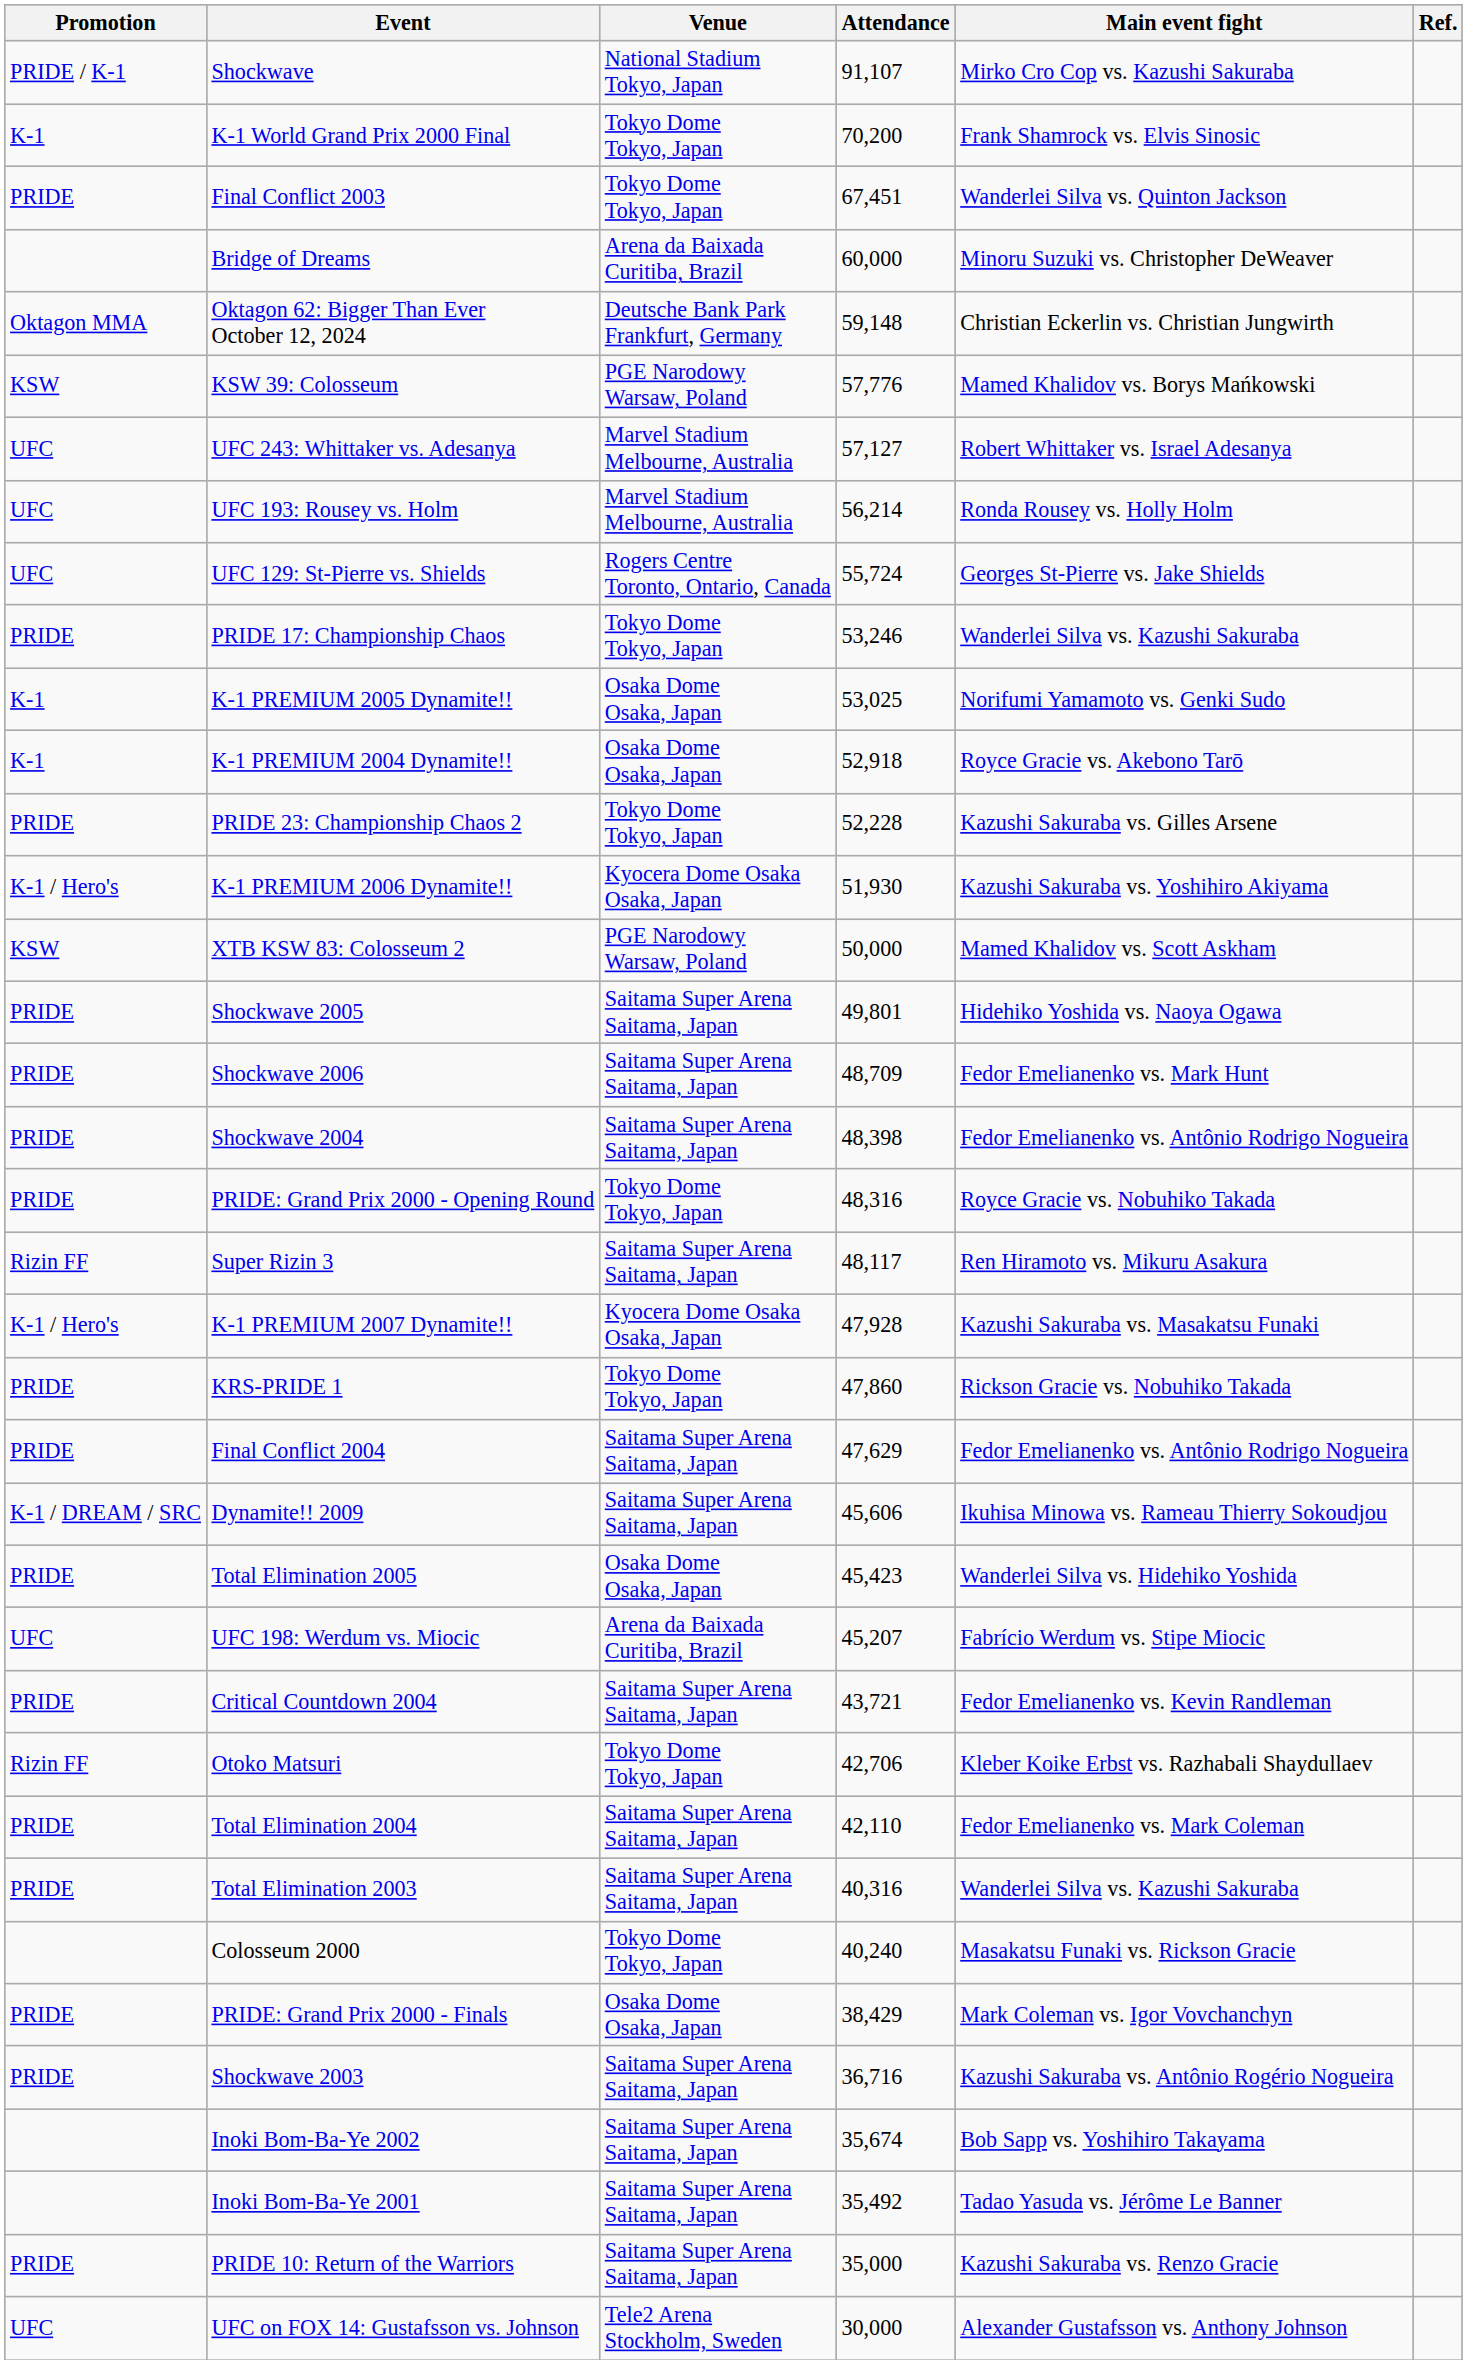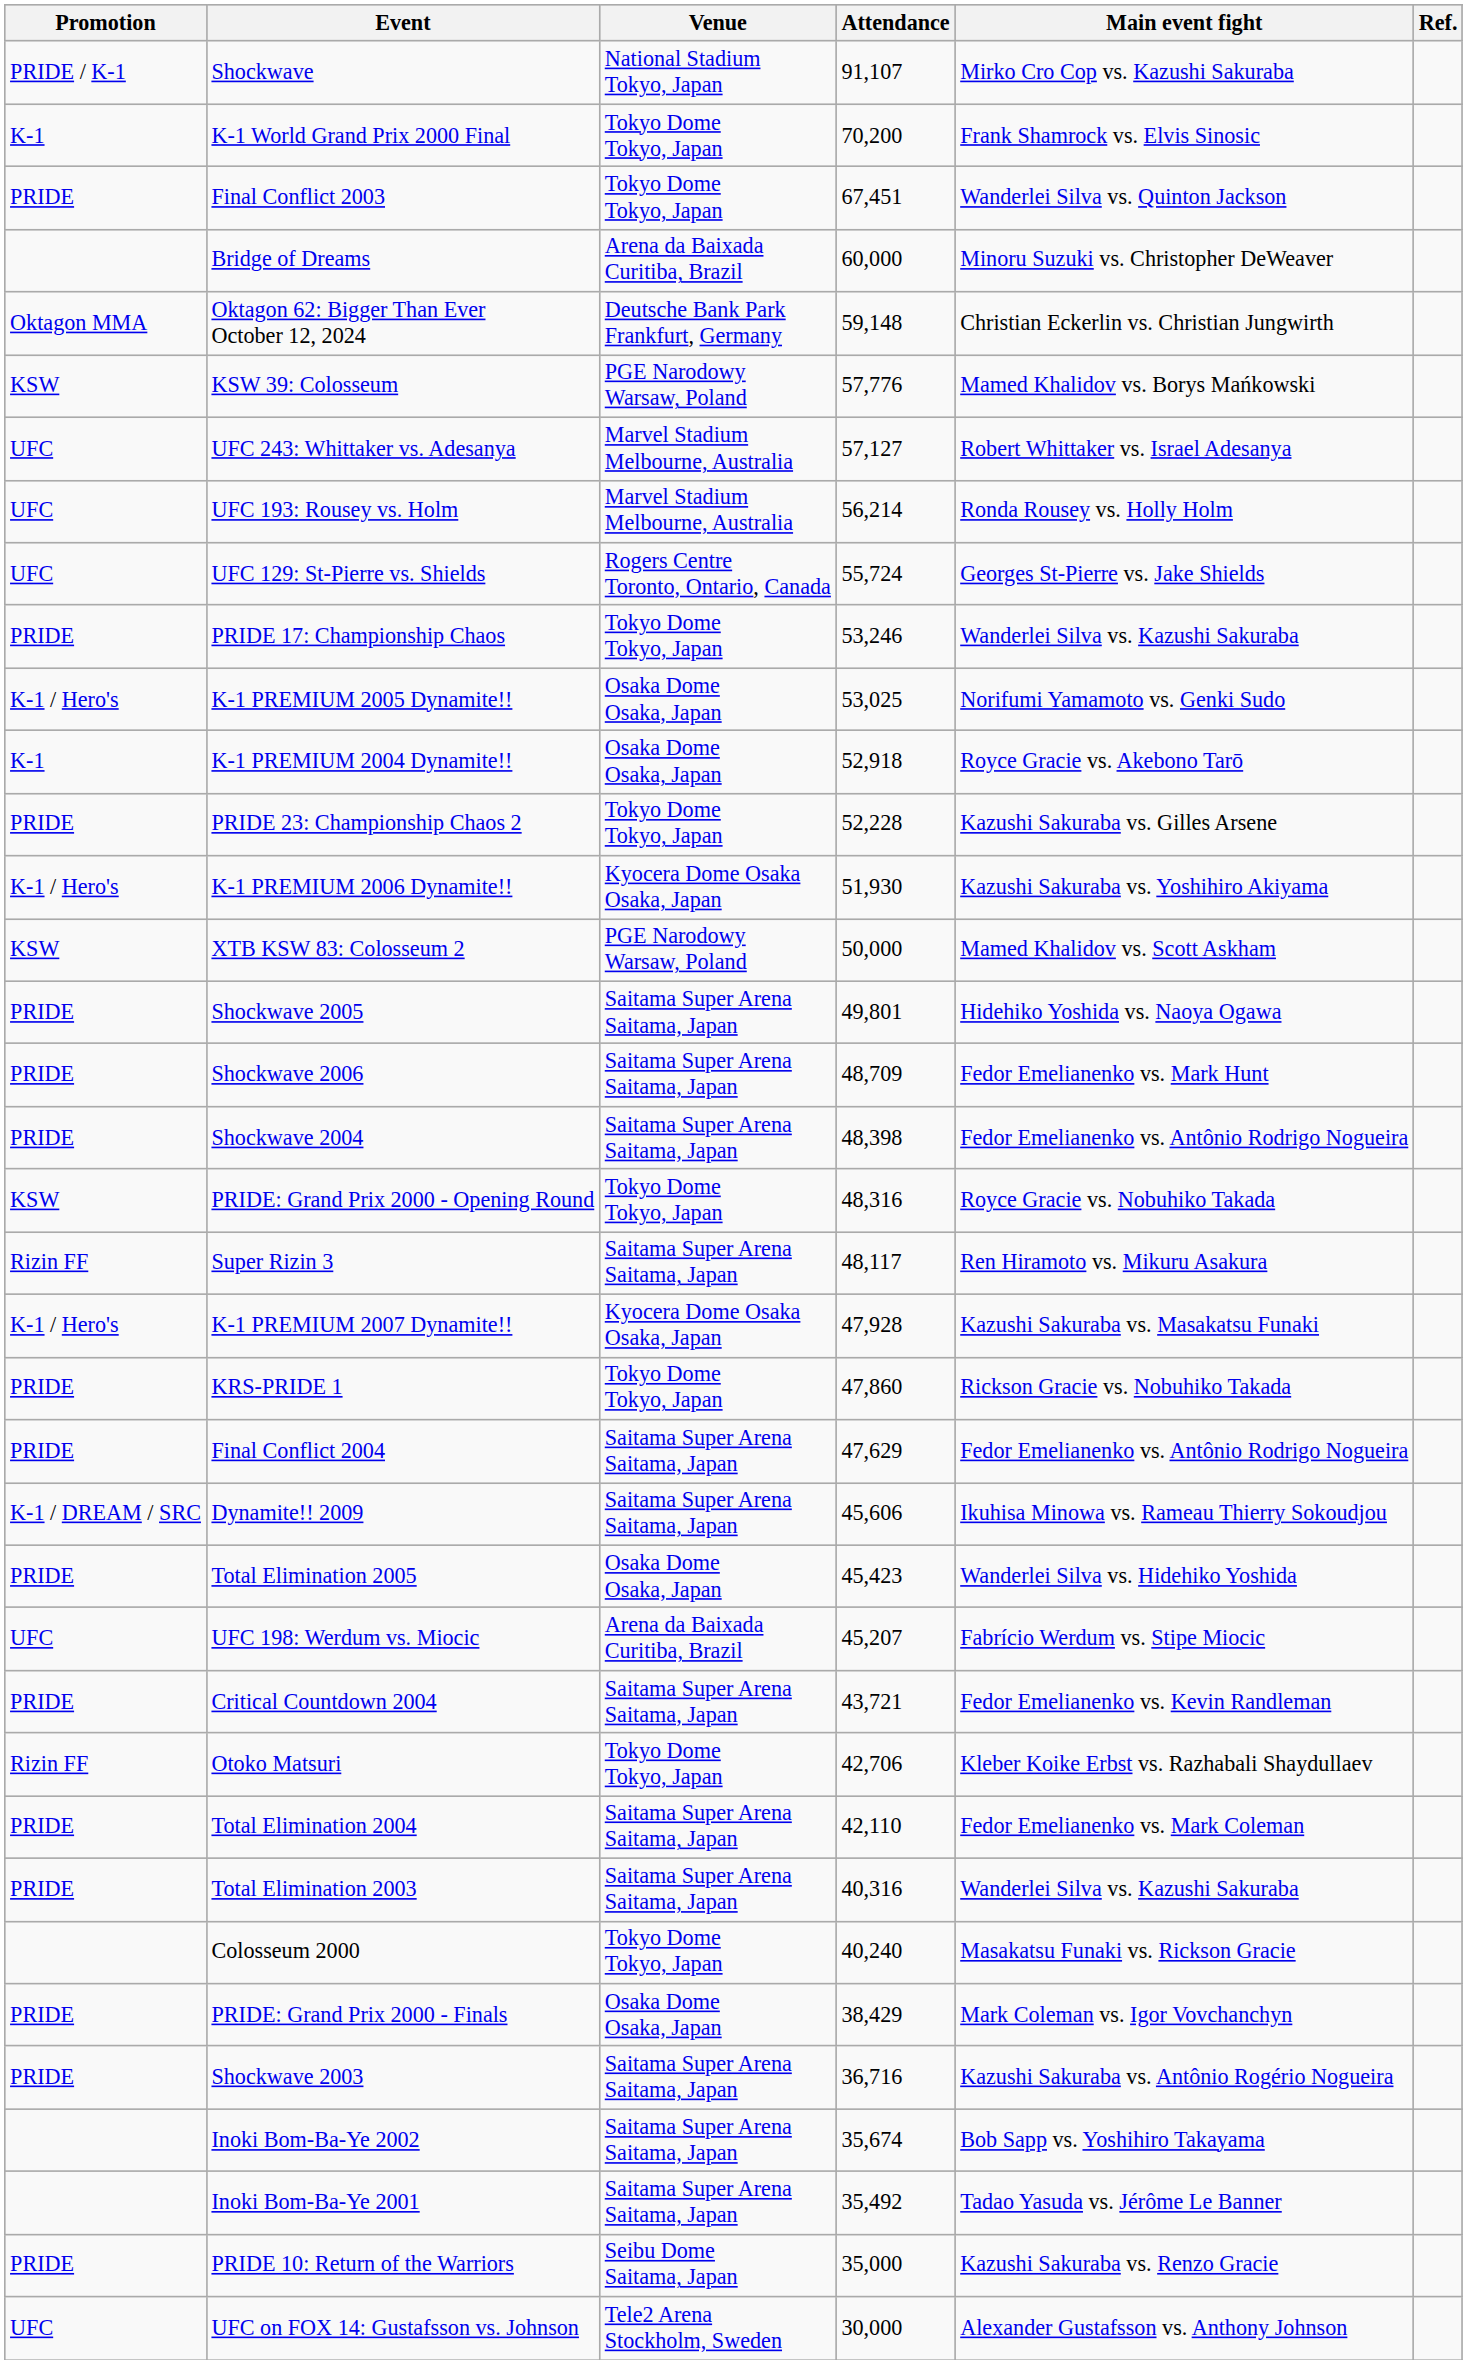(27, 698) K-1 -> (64, 698) K-1 / Hero's
(42, 1199) PRIDE -> (35, 1199) KSW
(698, 2264) Saitama Super Arena Saitama, Japan -> (671, 2264) Seibu Dome Saitama, Japan
